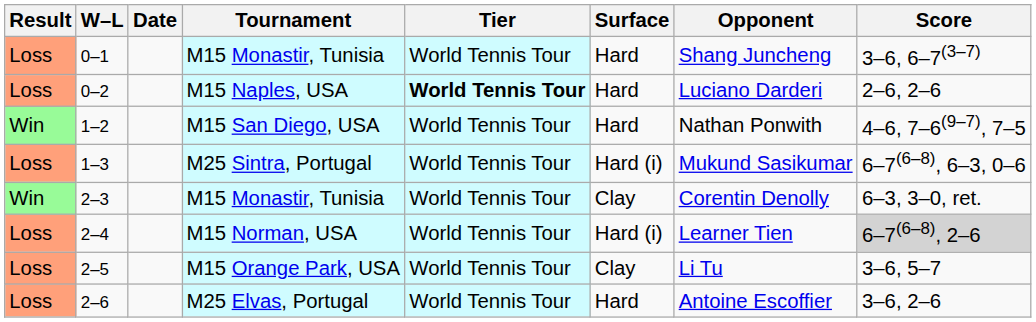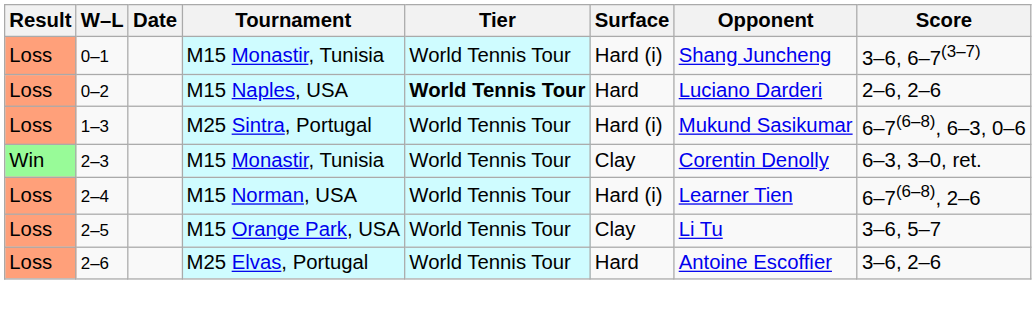(617, 55) Hard -> (629, 55) Hard (i)
- row: (95, 126)
(921, 233) lightgrey background -> (921, 195) no background
